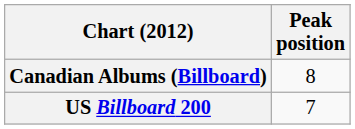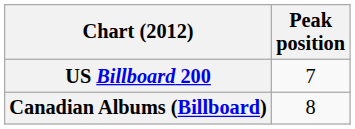rows swapped: (138, 75) <-> (138, 107)
